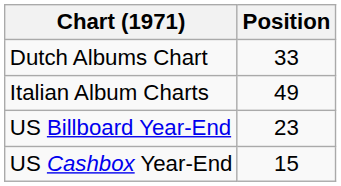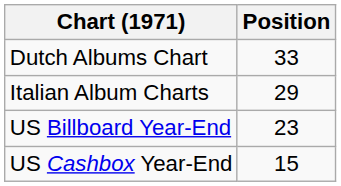(286, 92) 49 -> (286, 92) 29
